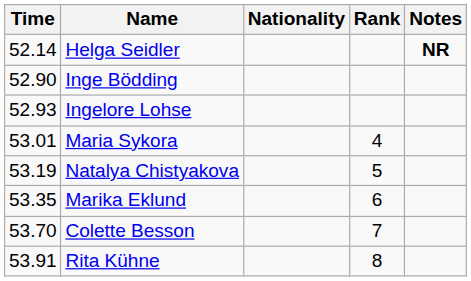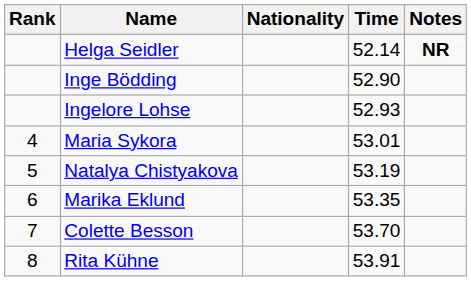columns swapped: (377, 19) <-> (33, 19)
